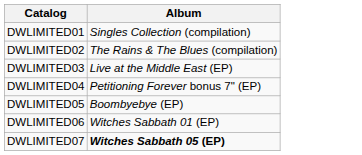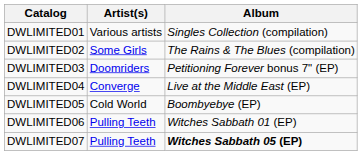+ column: (126, 13)
(161, 68) Live at the Middle East (EP) -> (253, 68) Petitioning Forever bonus 7" (EP)
(175, 86) Petitioning Forever bonus 7" (EP) -> (239, 86) Live at the Middle East (EP)
